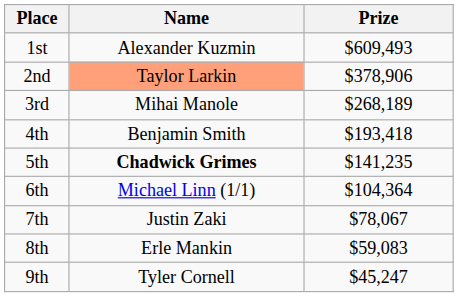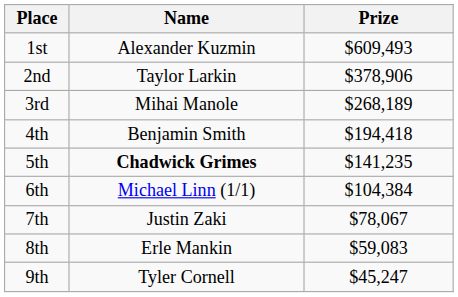(187, 76) lightsalmon background -> (187, 76) no background
(379, 133) $193,418 -> (379, 133) $194,418
(379, 190) $104,364 -> (379, 190) $104,384
